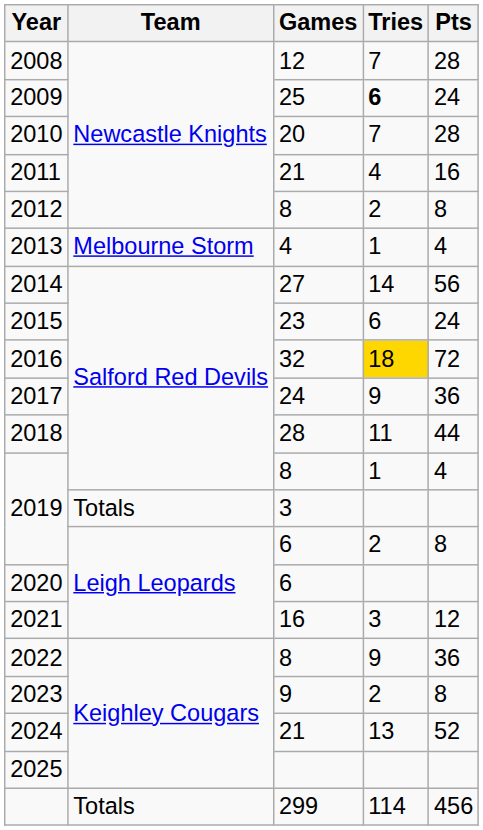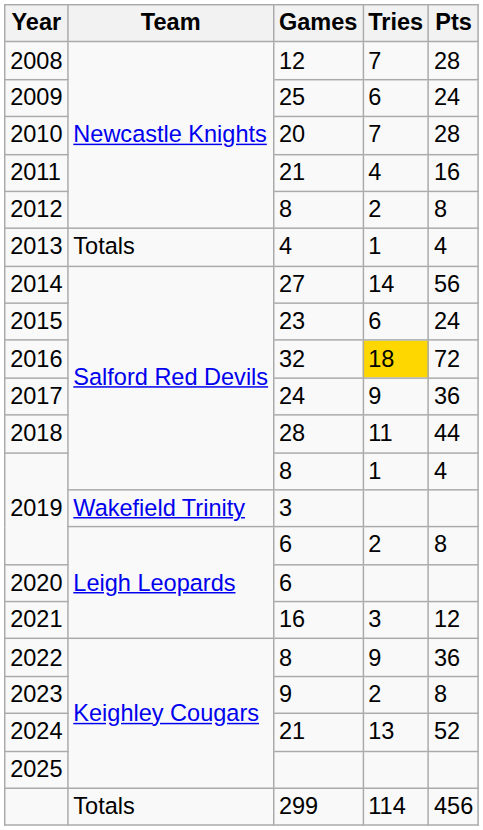(375, 97) bold -> (375, 97) normal
(164, 246) Melbourne Storm -> (104, 246) Totals
(104, 508) Totals -> (159, 508) Wakefield Trinity
